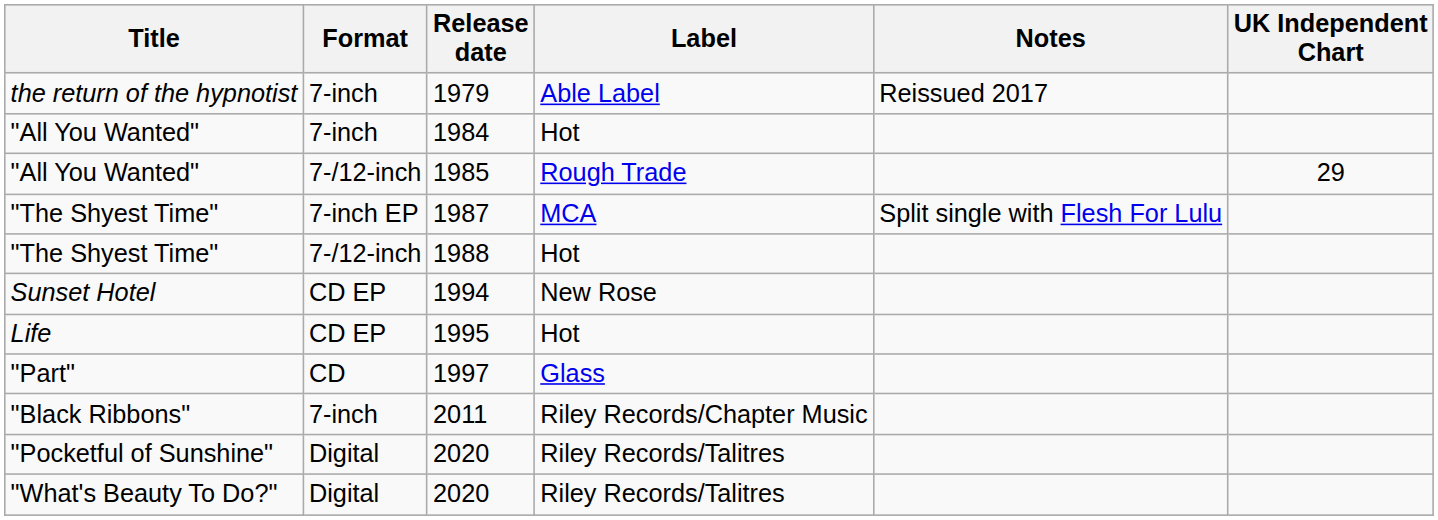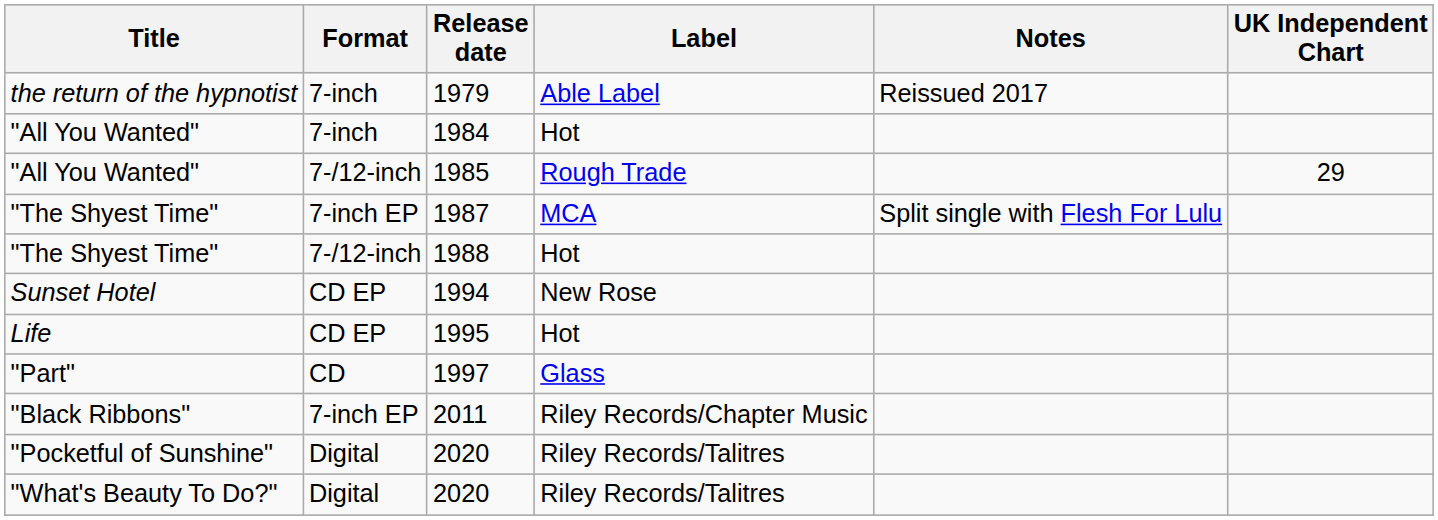(343, 413) 7-inch -> (364, 413) 7-inch EP
